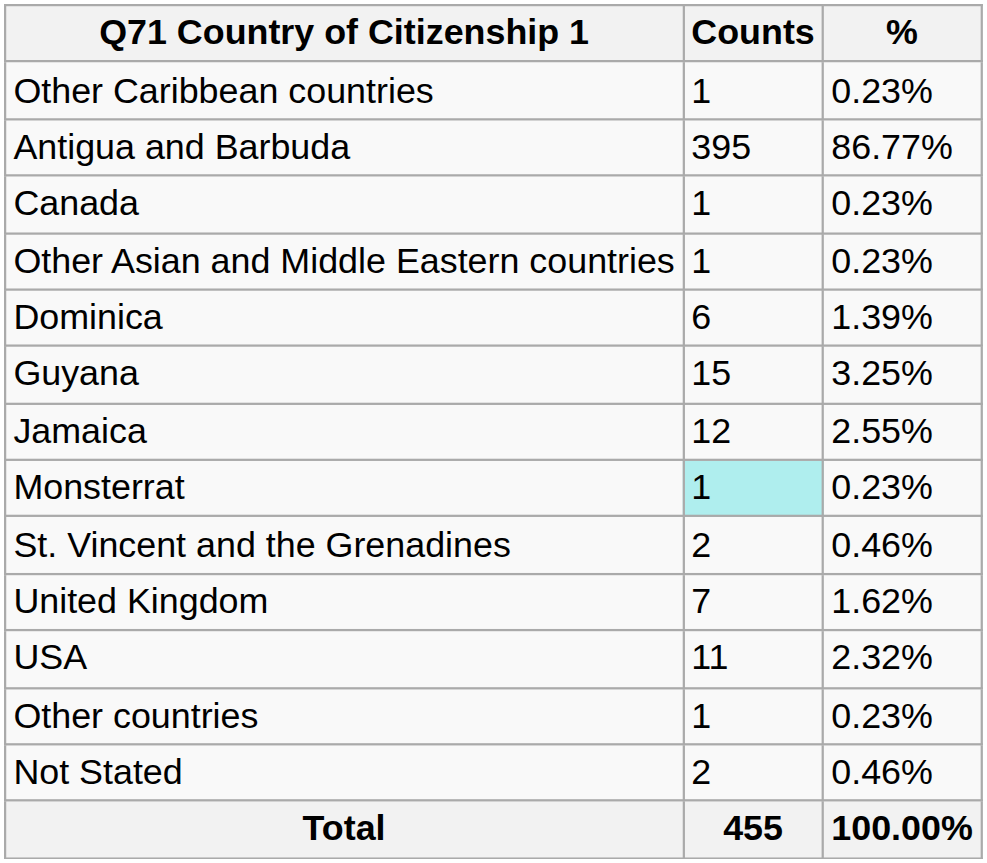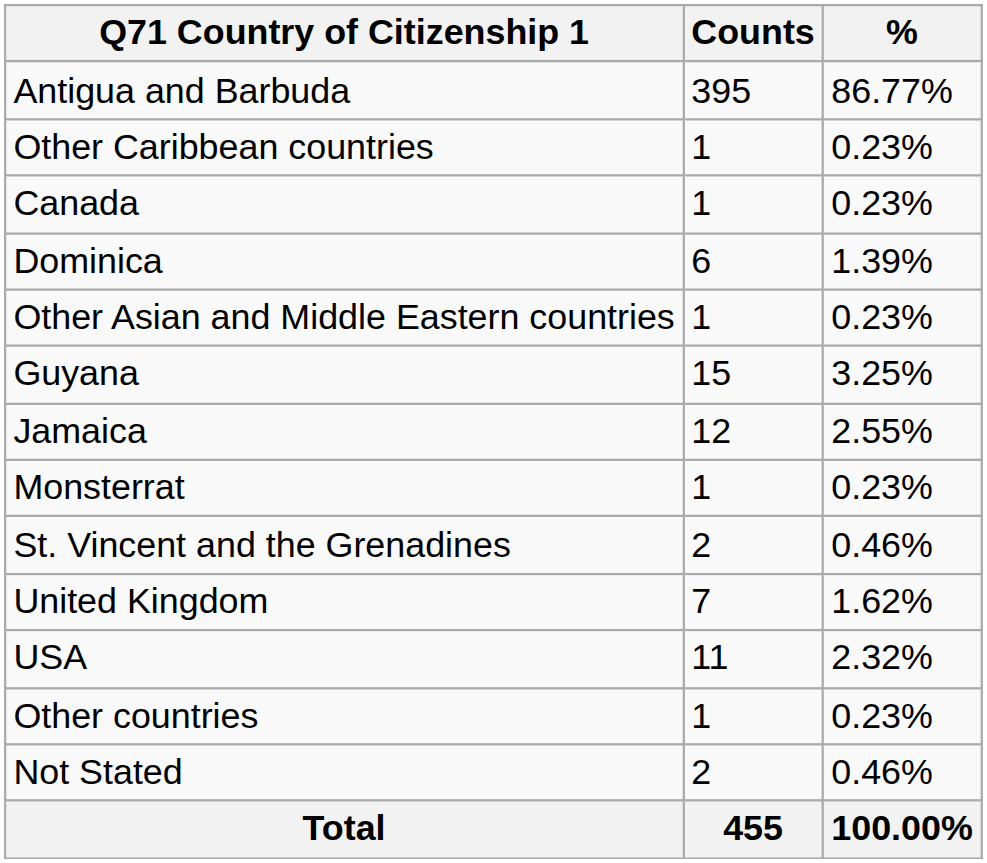rows swapped: (182, 146) <-> (224, 89)
rows swapped: (344, 260) <-> (88, 317)
(701, 487) paleturquoise background -> (701, 487) no background
